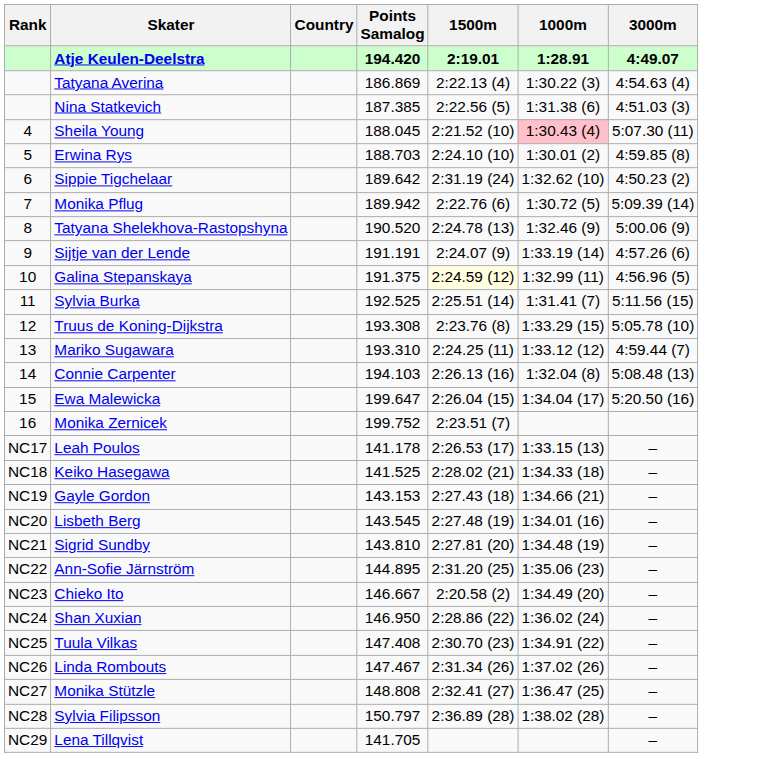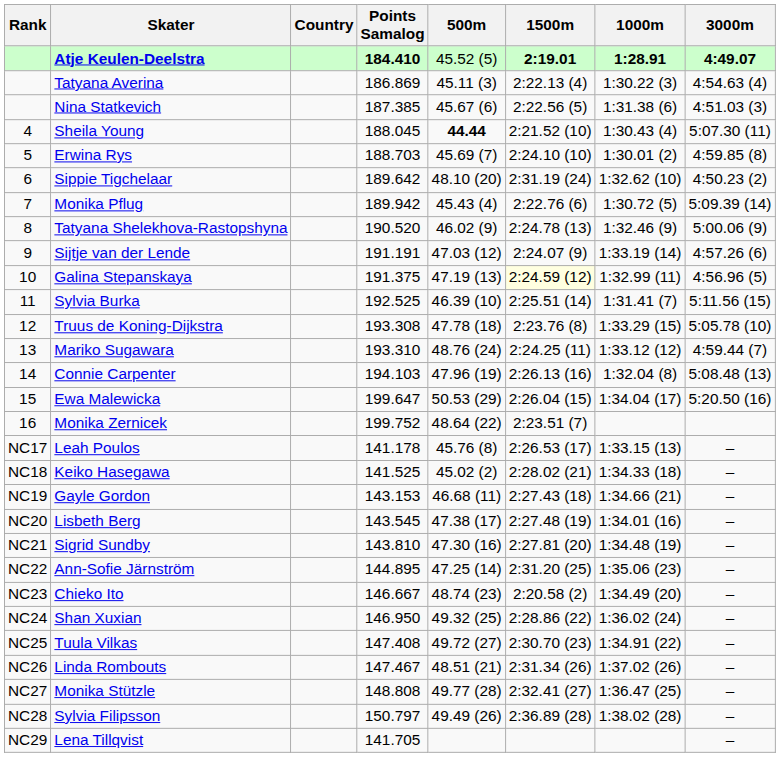+ column: (467, 25)
(393, 58) 194.420 -> (393, 58) 184.410
(563, 131) pink background -> (640, 131) no background
